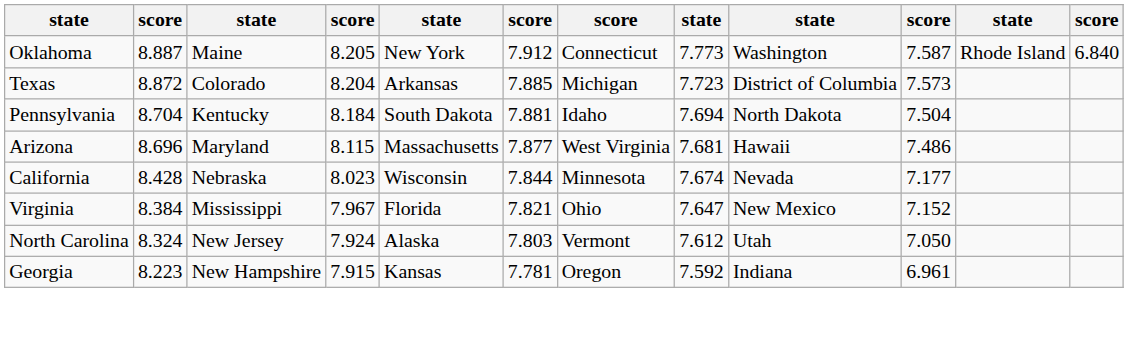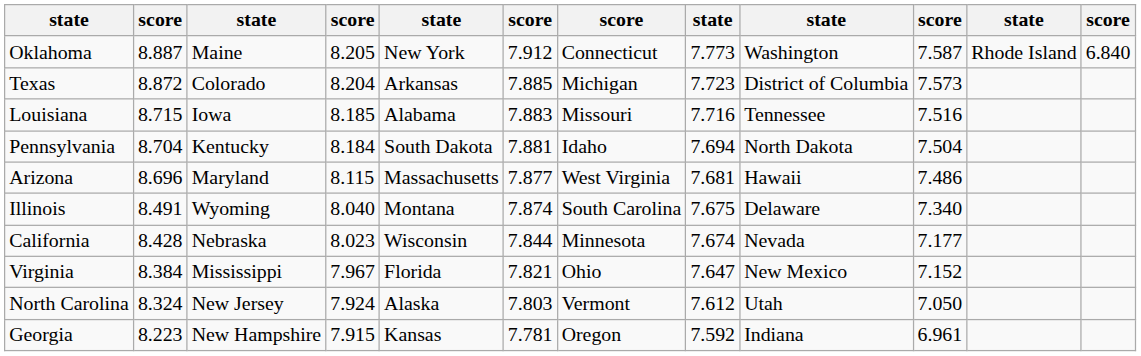+ row: (48, 114)
+ row: (37, 209)
